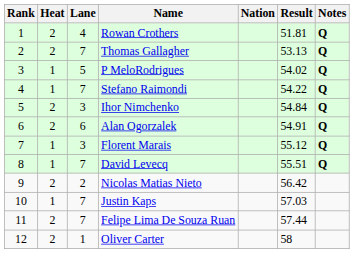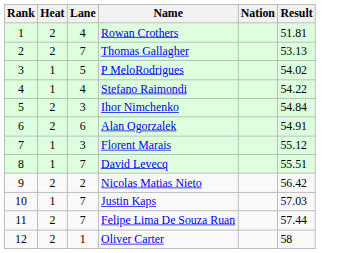- column: (332, 13)
(83, 88) 7 -> (83, 88) 4
